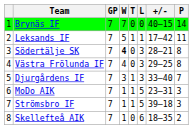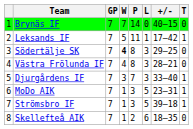columns swapped: (133, 11) <-> (181, 11)
(160, 51) 28–21 -> (165, 51) 29–25
(160, 64) 29–25 -> (165, 64) 28–21
